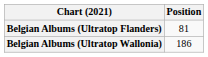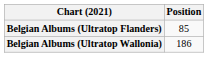(184, 28) 81 -> (184, 28) 85
